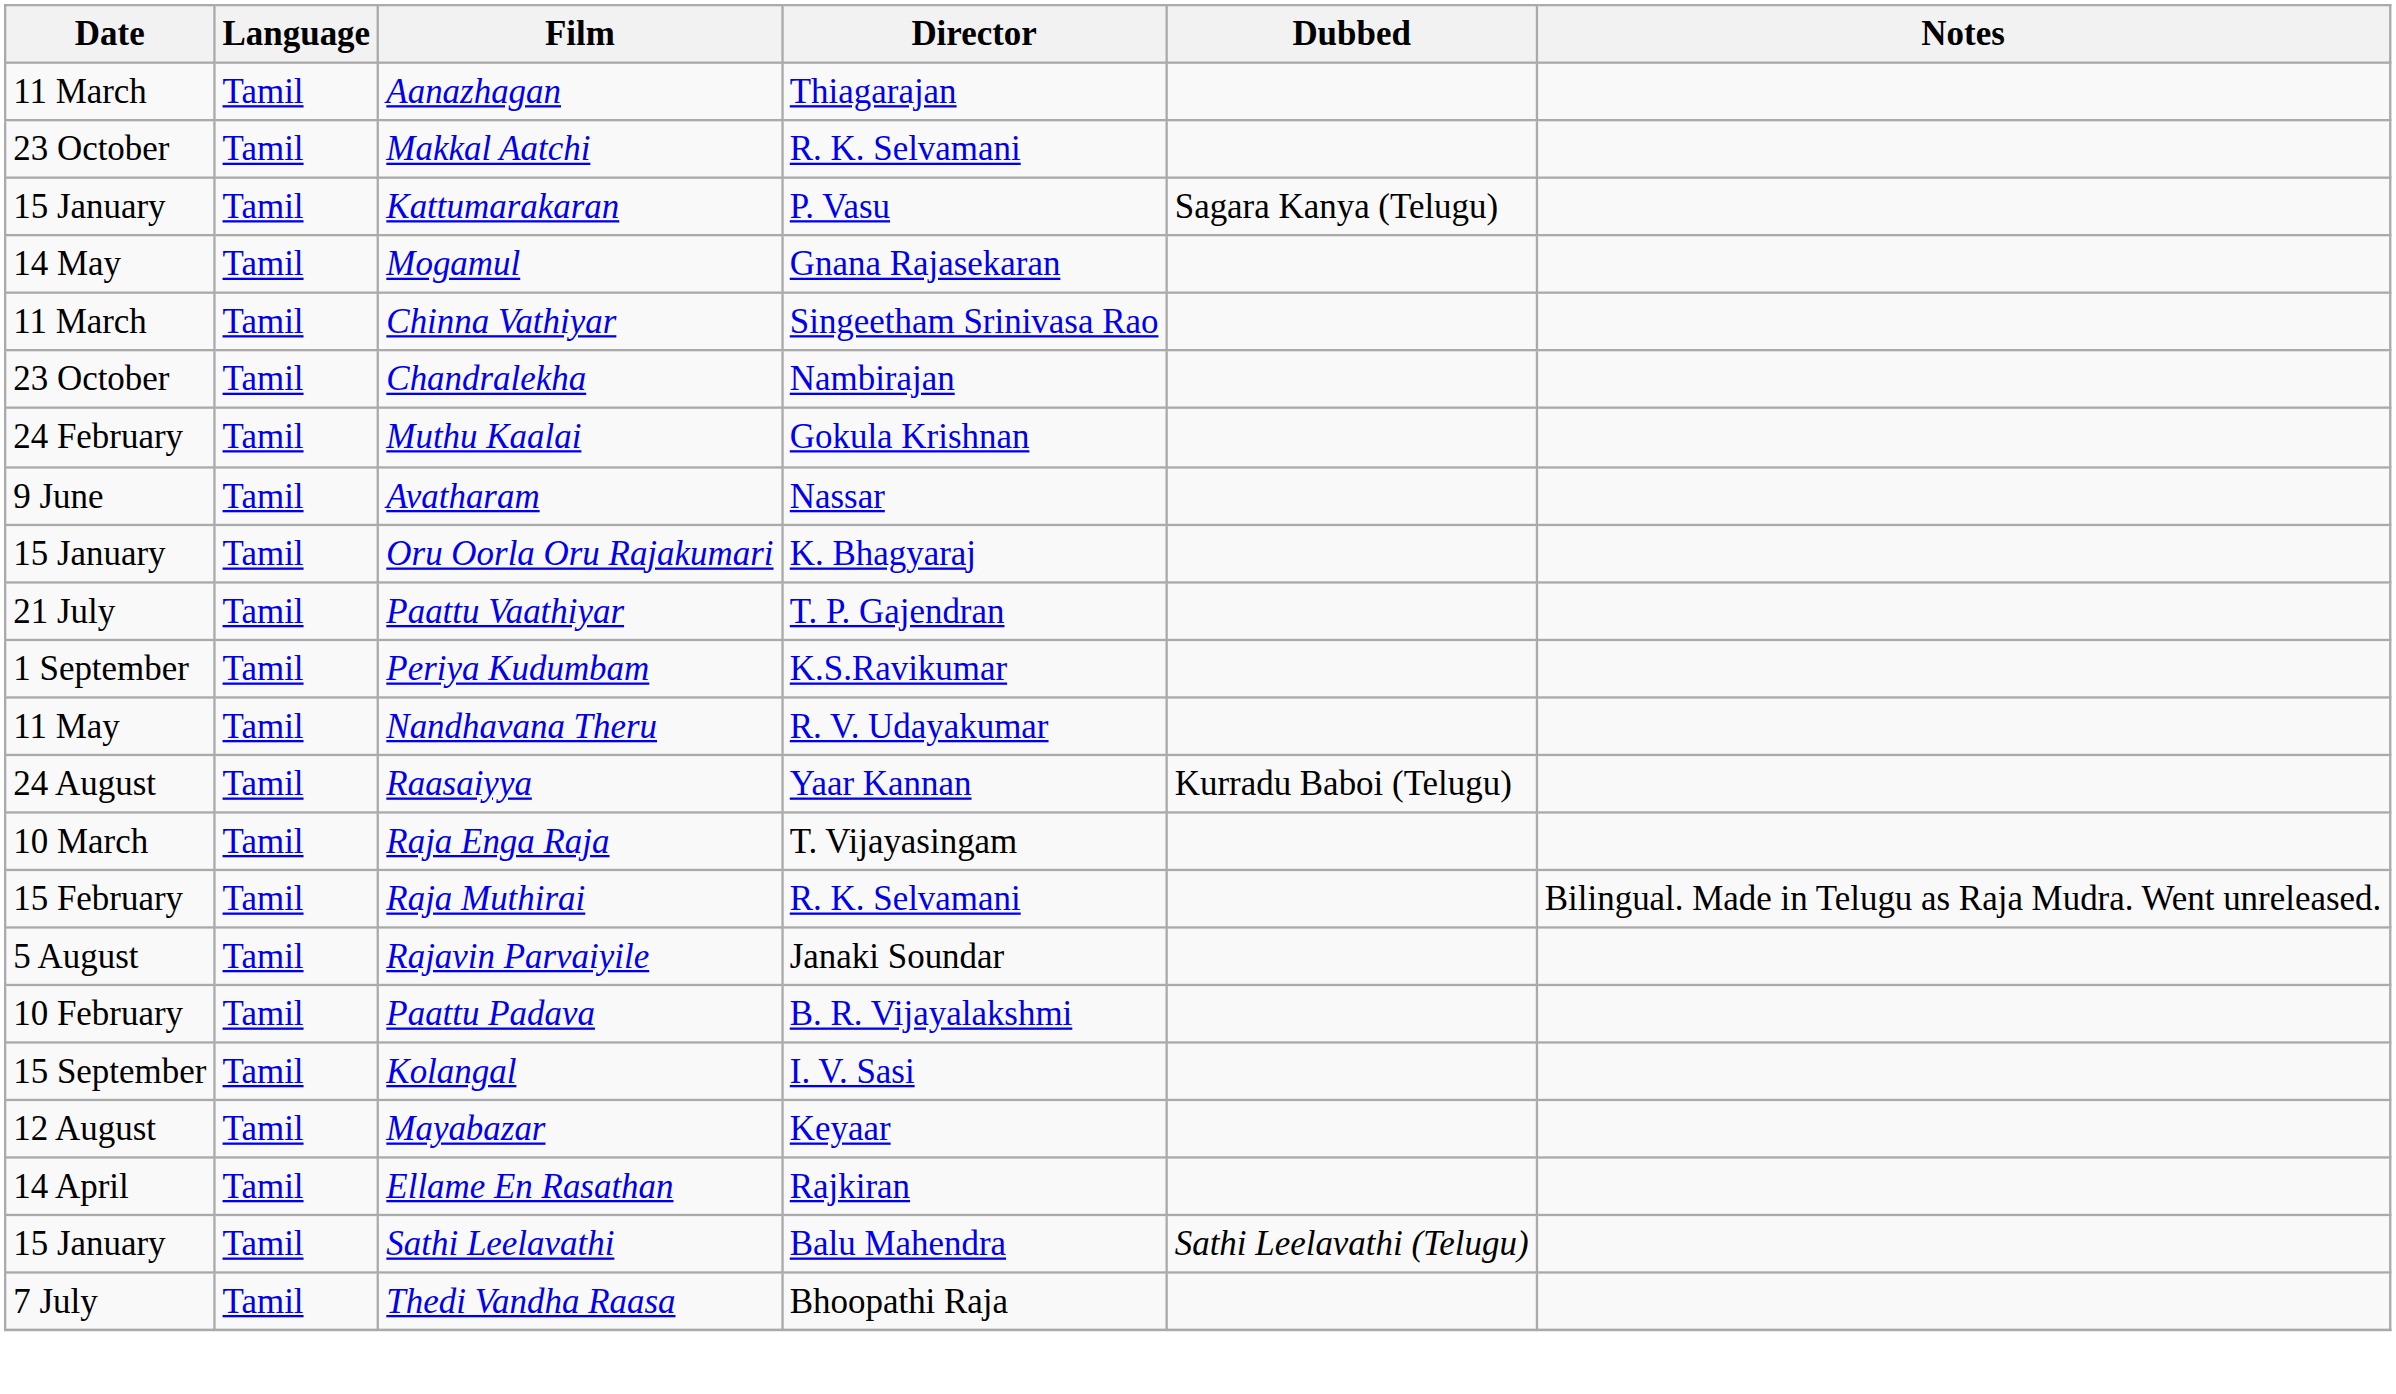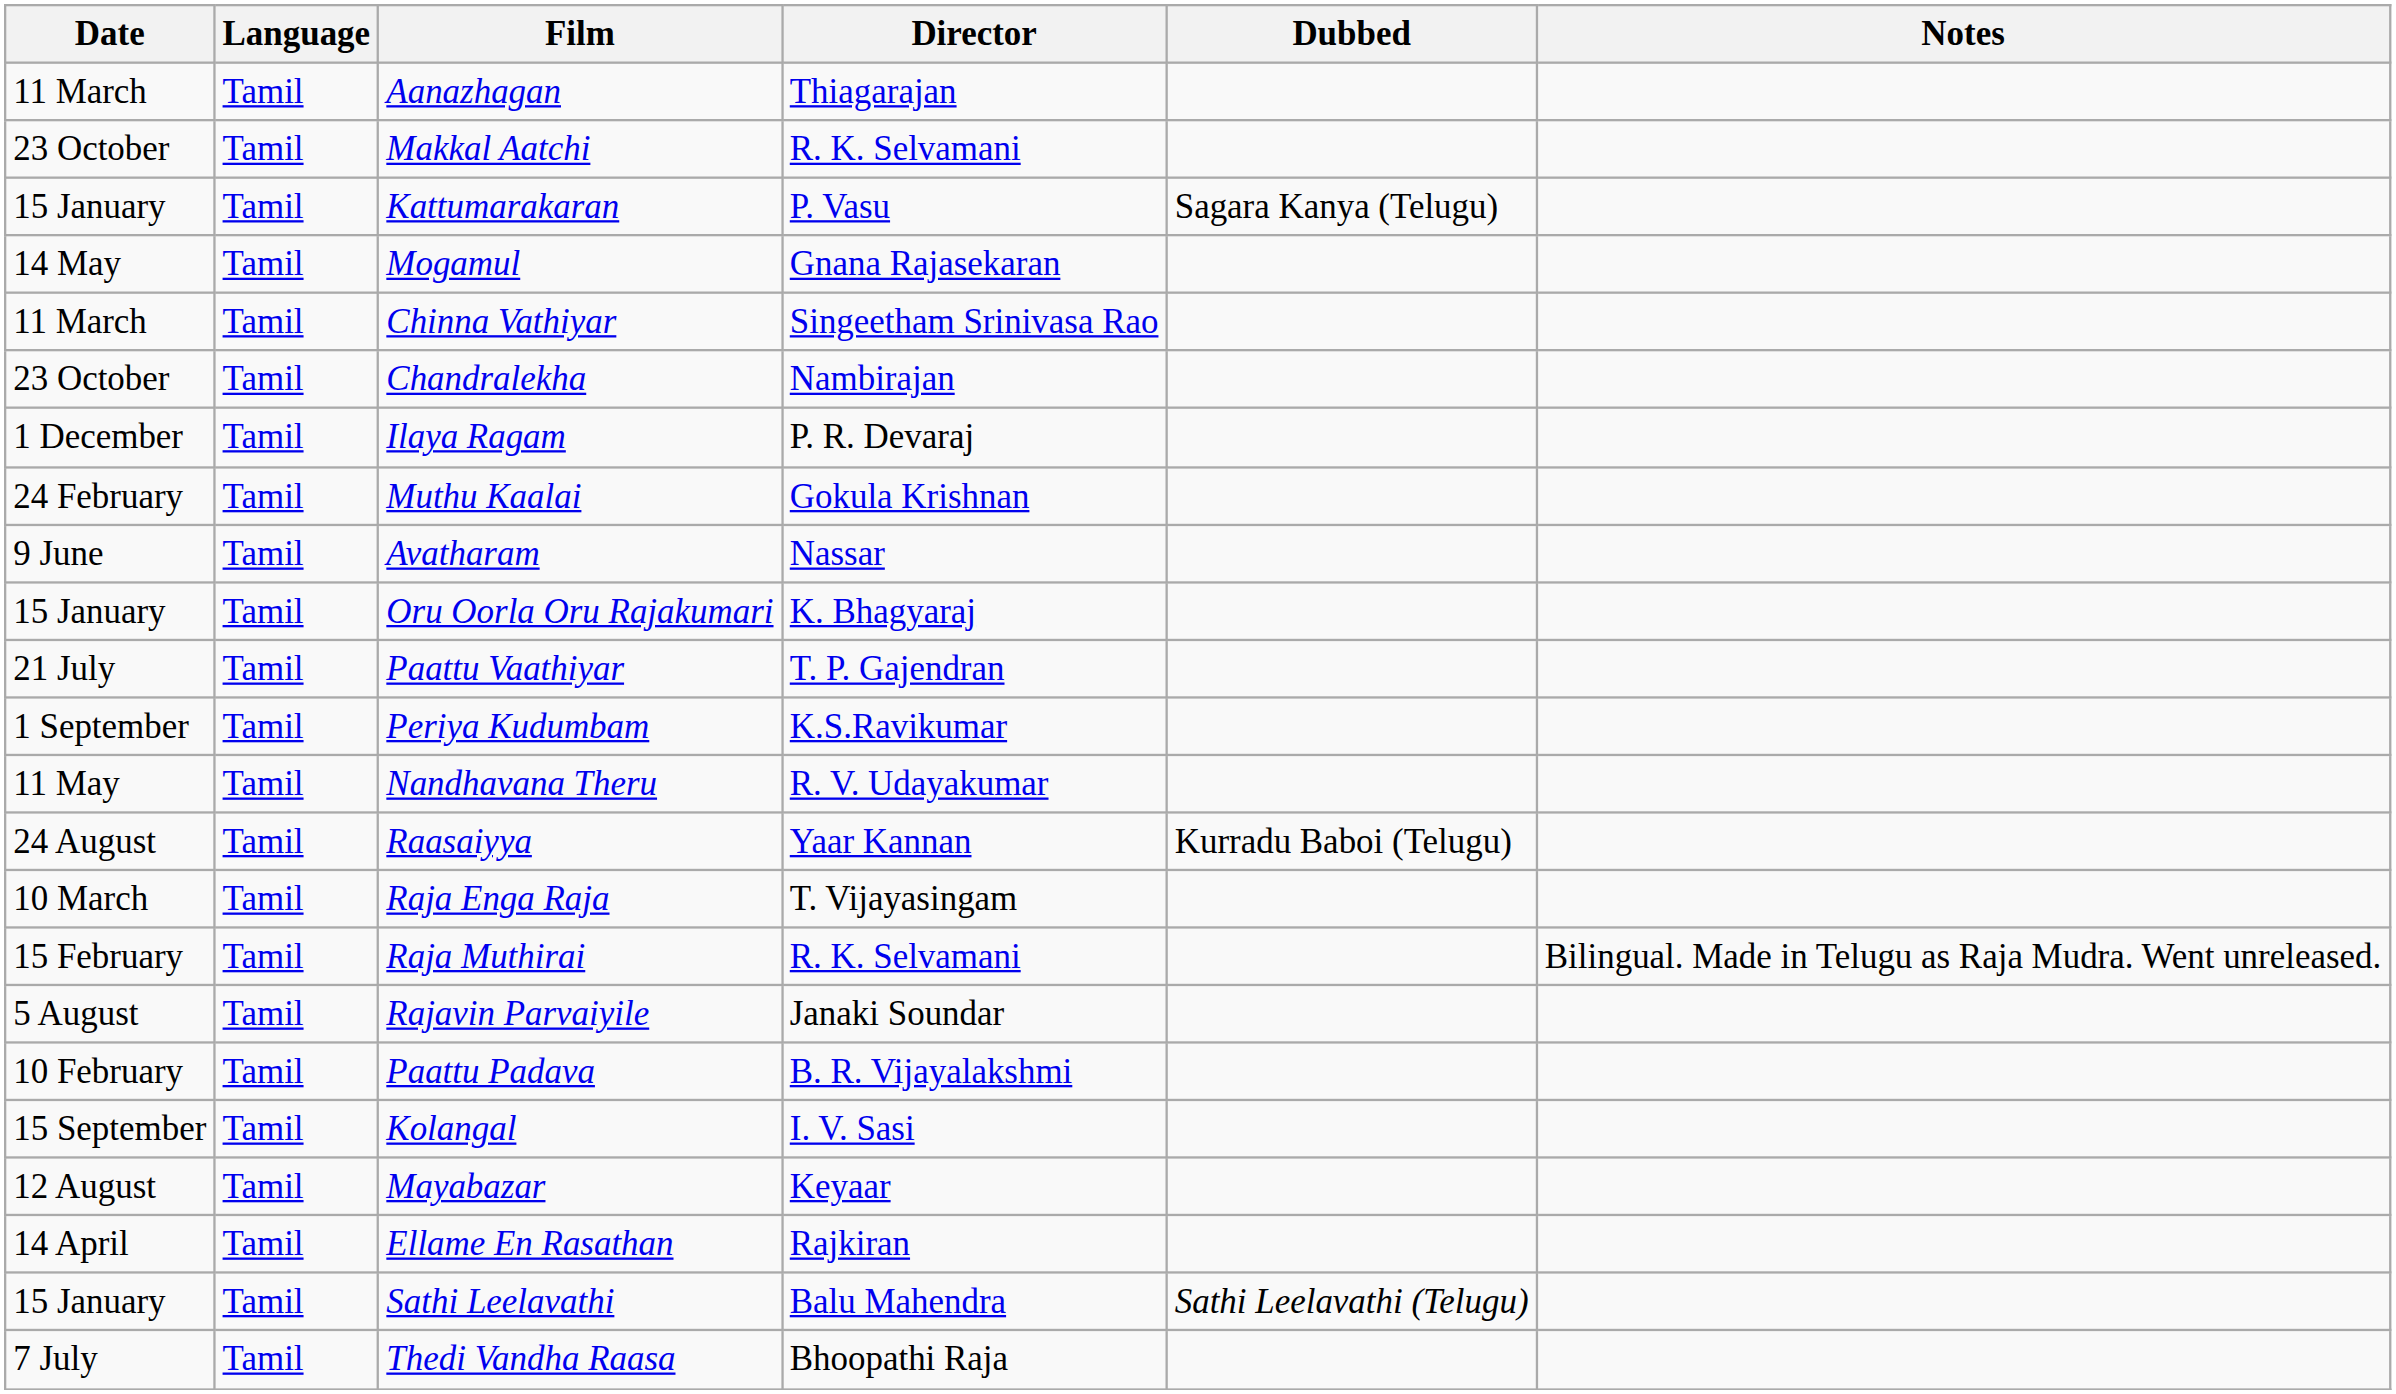+ row: (476, 437)
